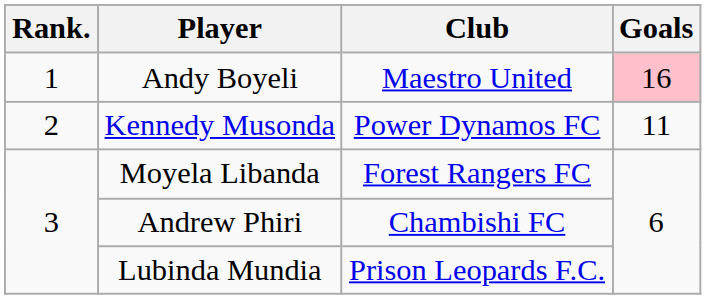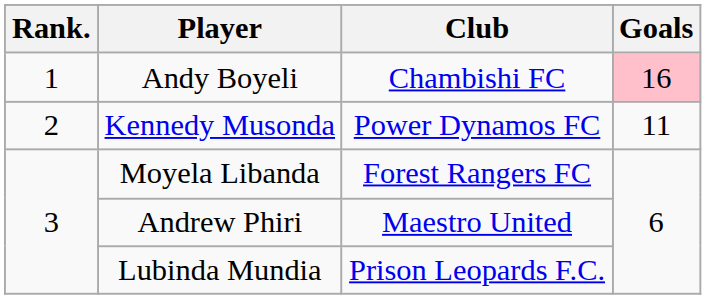(477, 76) Maestro United -> (477, 76) Chambishi FC
(477, 221) Chambishi FC -> (477, 221) Maestro United
